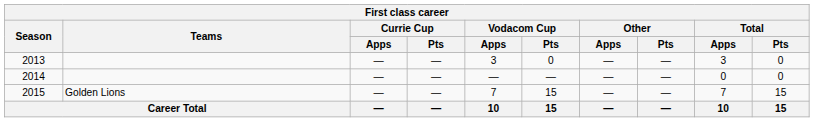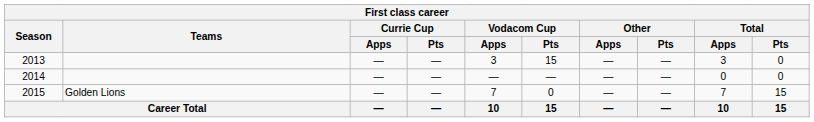(551, 60) 0 -> (551, 60) 15
(551, 92) 15 -> (551, 92) 0
